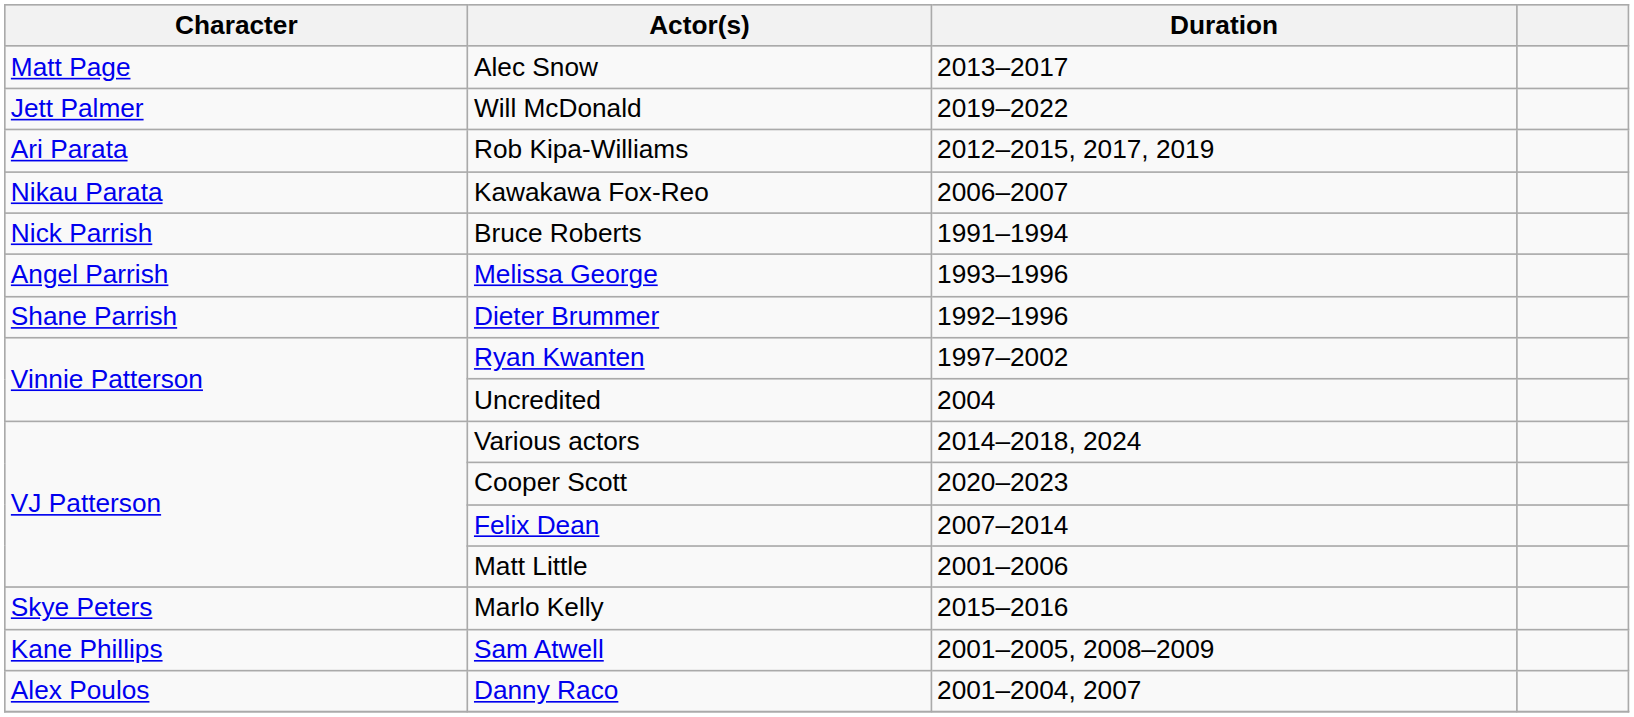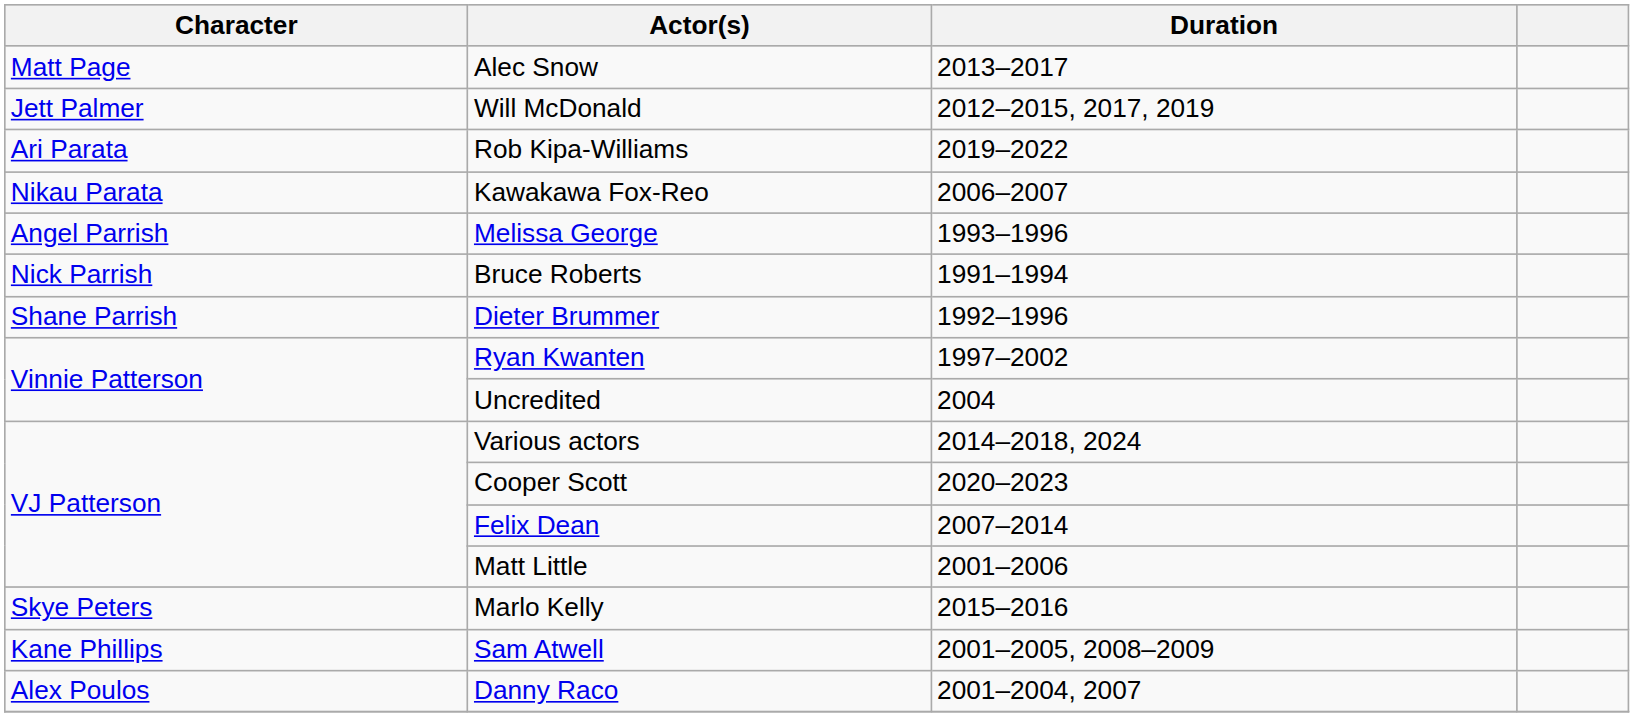(1003, 108) 2019–2022 -> (1076, 108) 2012–2015, 2017, 2019
(1076, 150) 2012–2015, 2017, 2019 -> (1003, 150) 2019–2022
rows swapped: (566, 274) <-> (558, 233)
